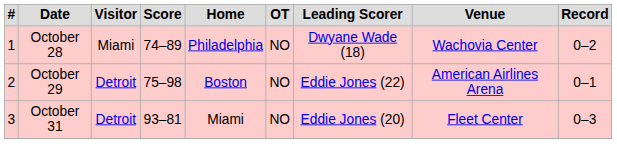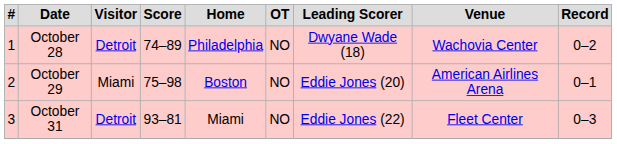(116, 44) Miami -> (116, 44) Detroit
(116, 82) Detroit -> (116, 82) Miami
(353, 82) Eddie Jones (22) -> (353, 82) Eddie Jones (20)
(353, 119) Eddie Jones (20) -> (353, 119) Eddie Jones (22)
